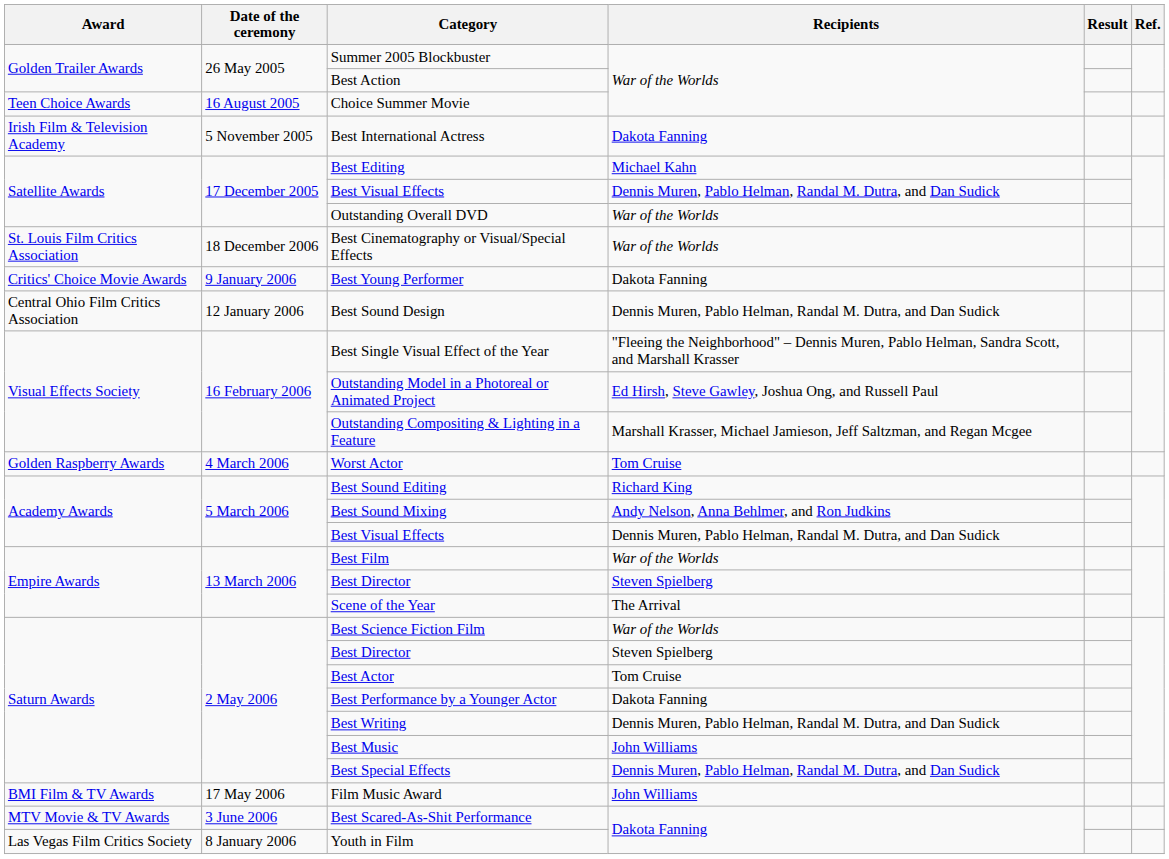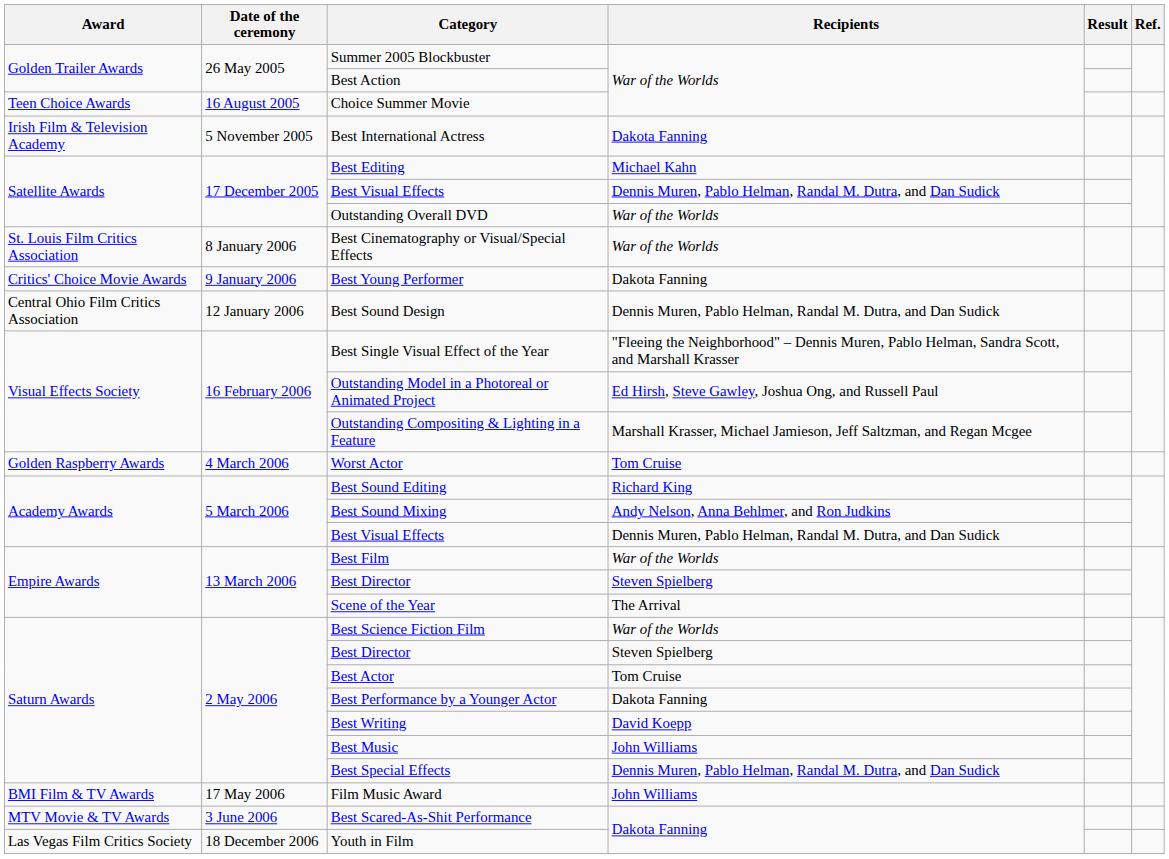(262, 246) 18 December 2006 -> (251, 246) 8 January 2006
(806, 723) Dennis Muren, Pablo Helman, Randal M. Dutra, and Dan Sudick -> (652, 723) David Koepp
(251, 841) 8 January 2006 -> (262, 841) 18 December 2006
